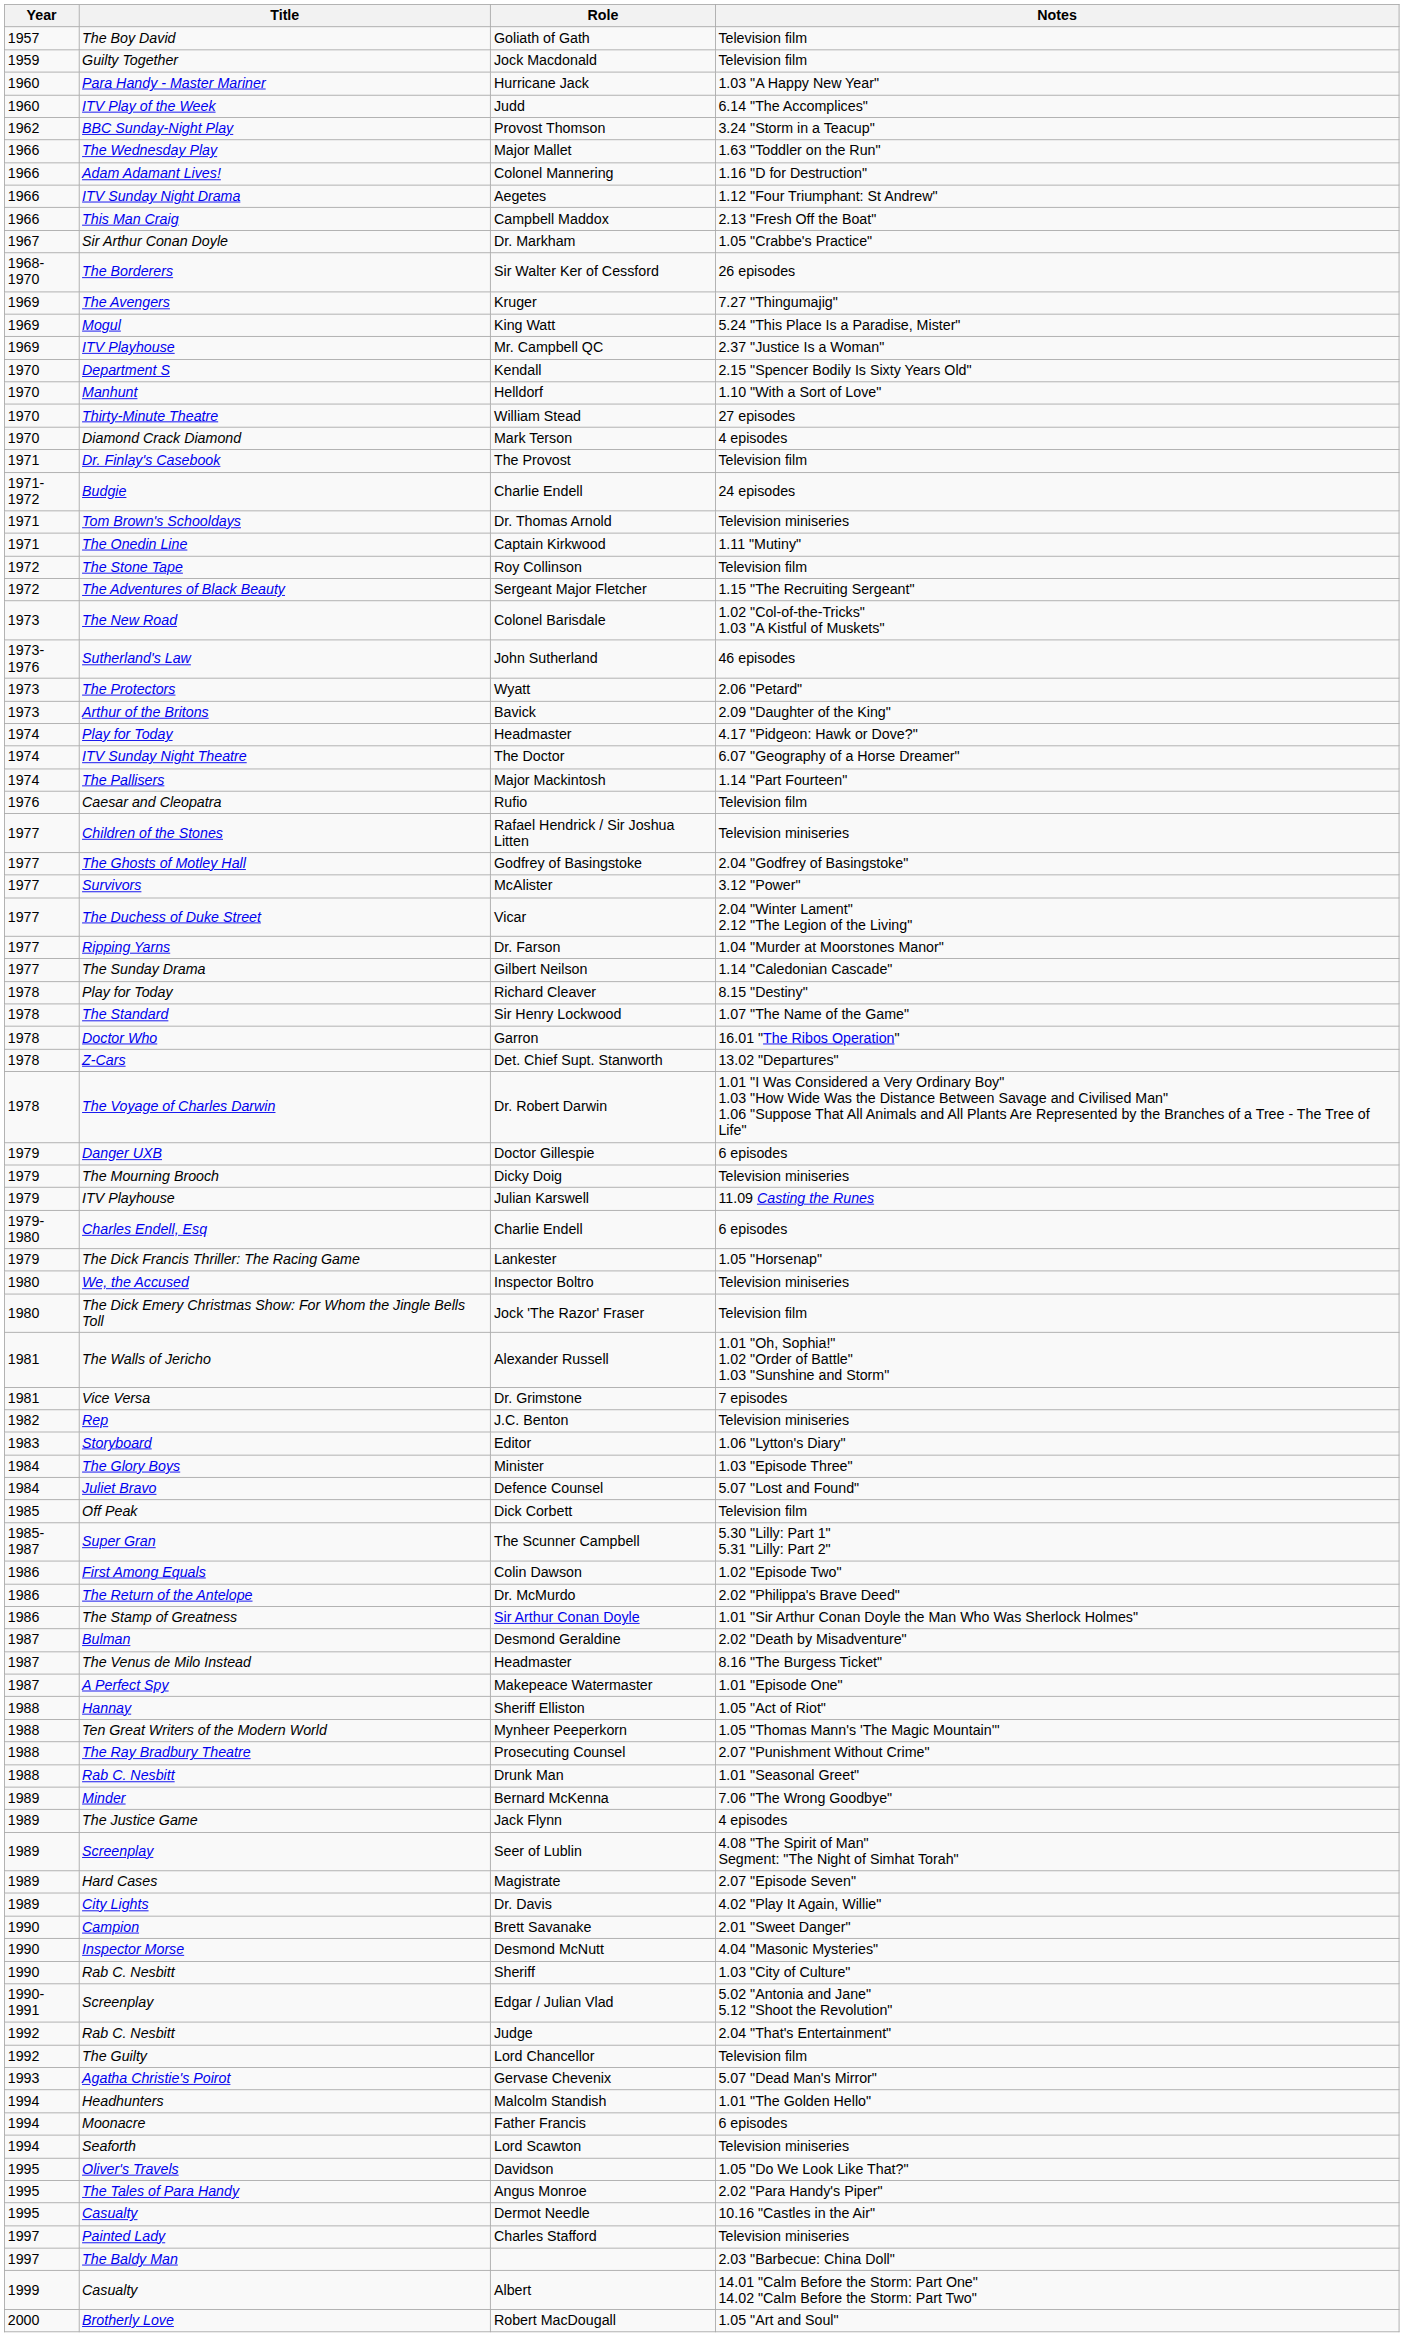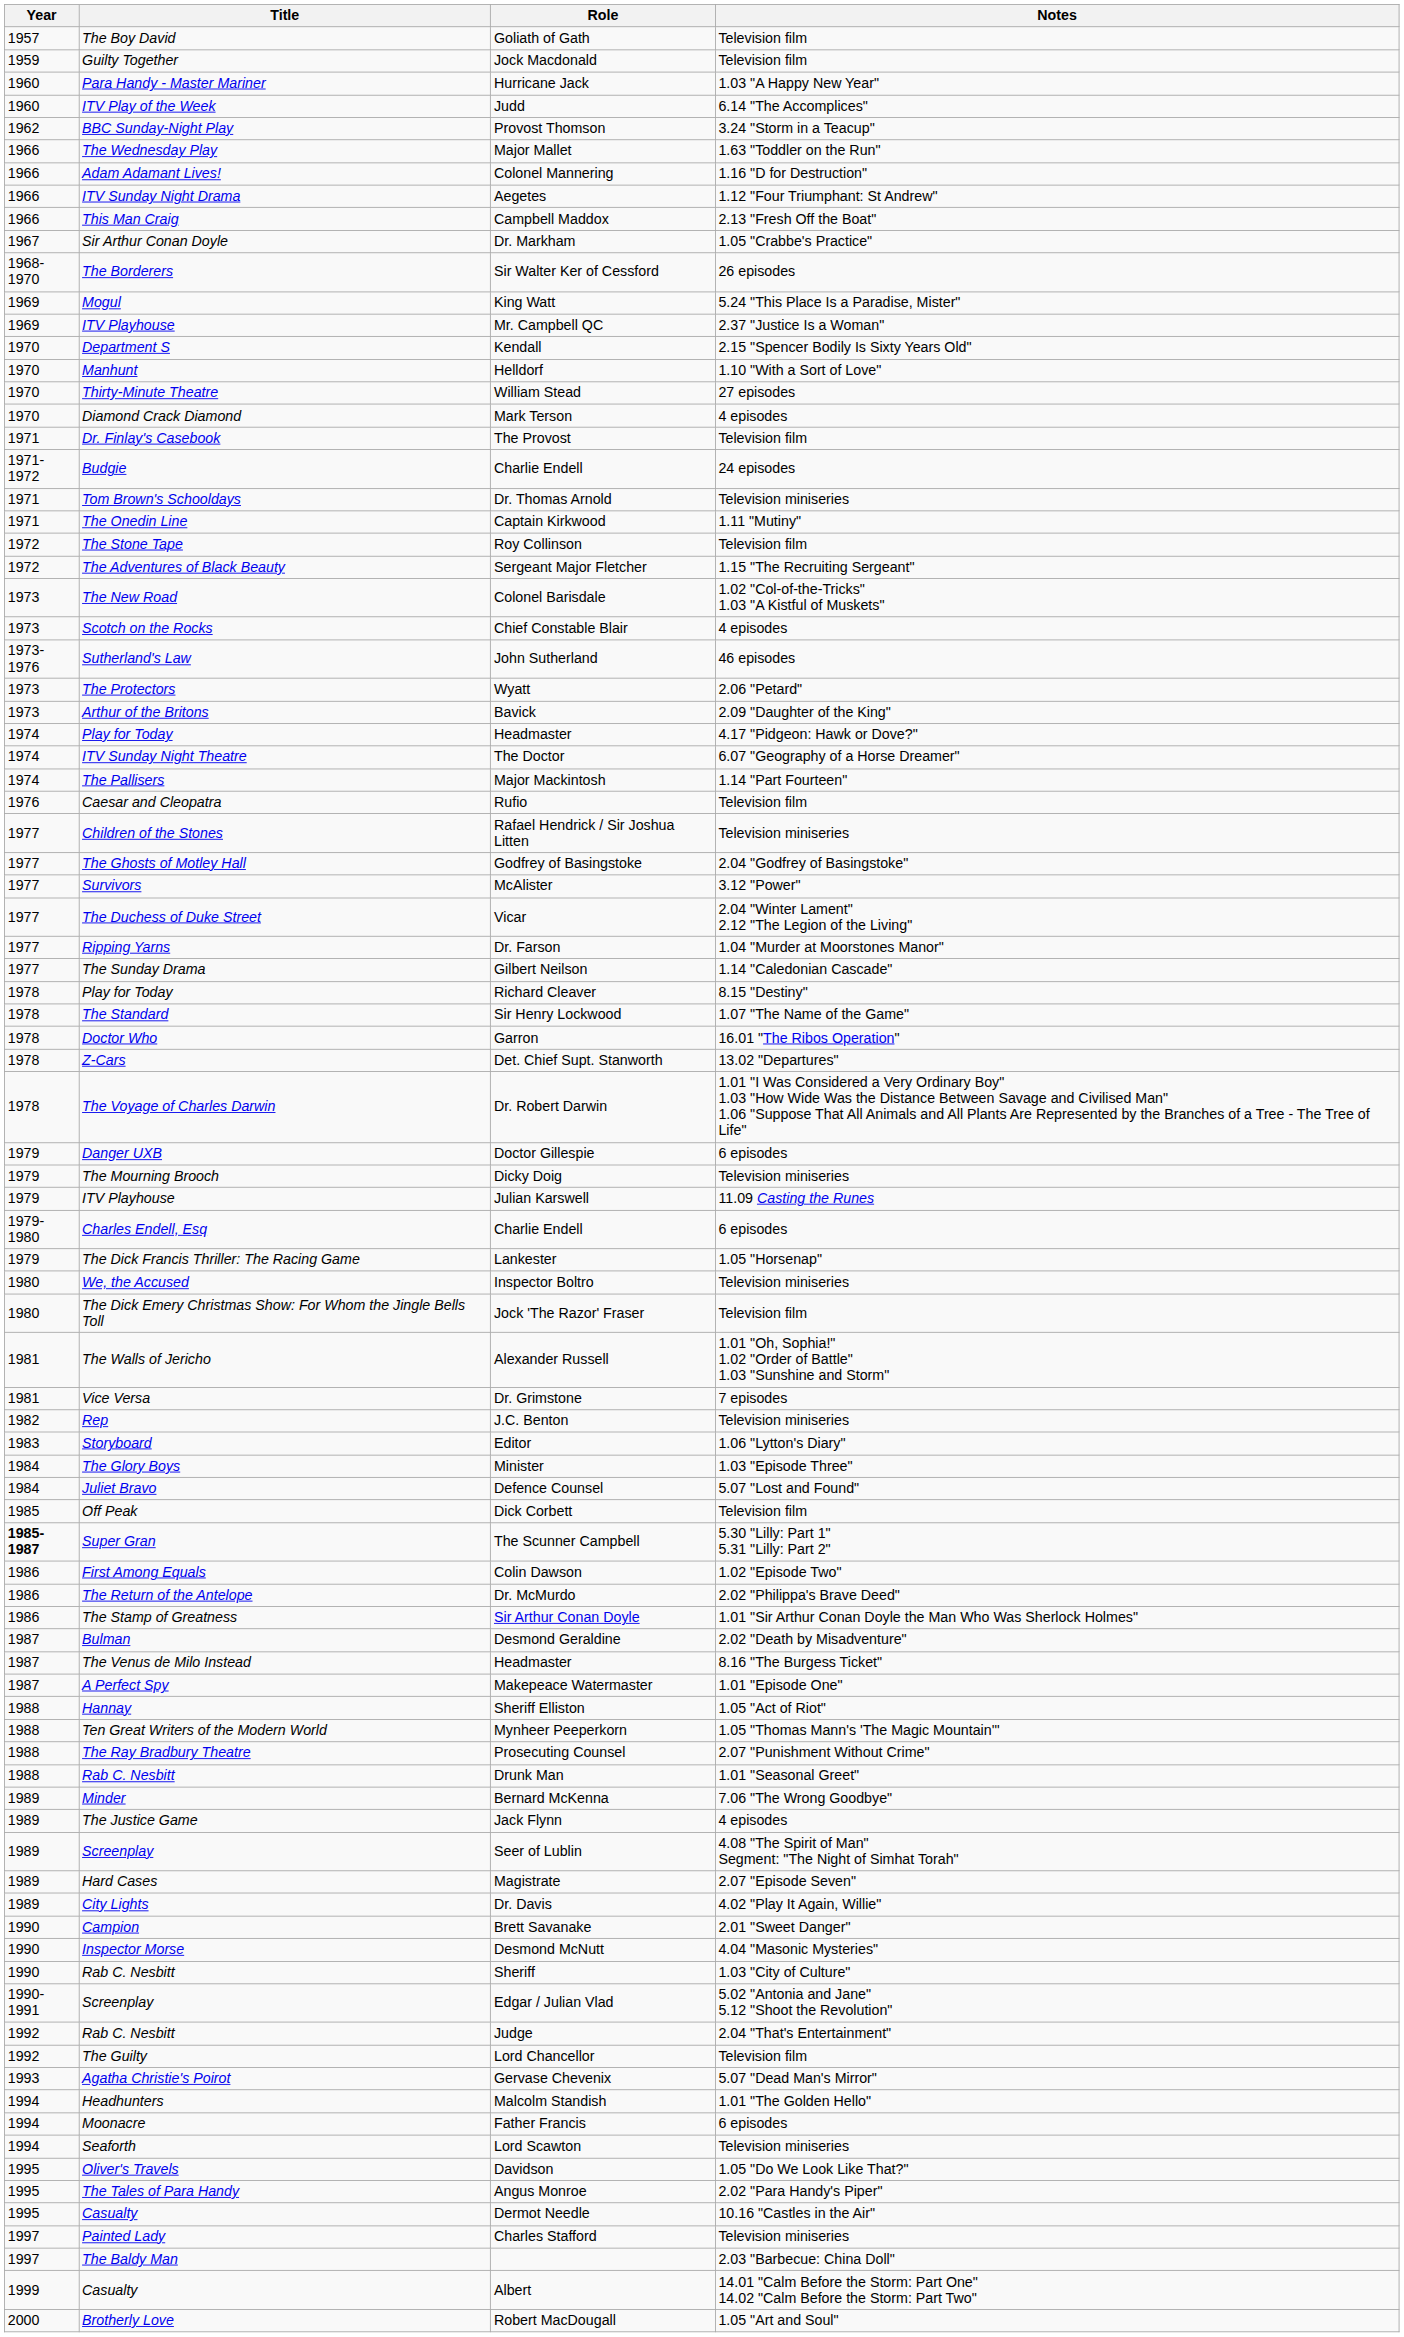- row: (126, 302)
+ row: (147, 628)
(26, 1541) normal -> (26, 1541) bold
